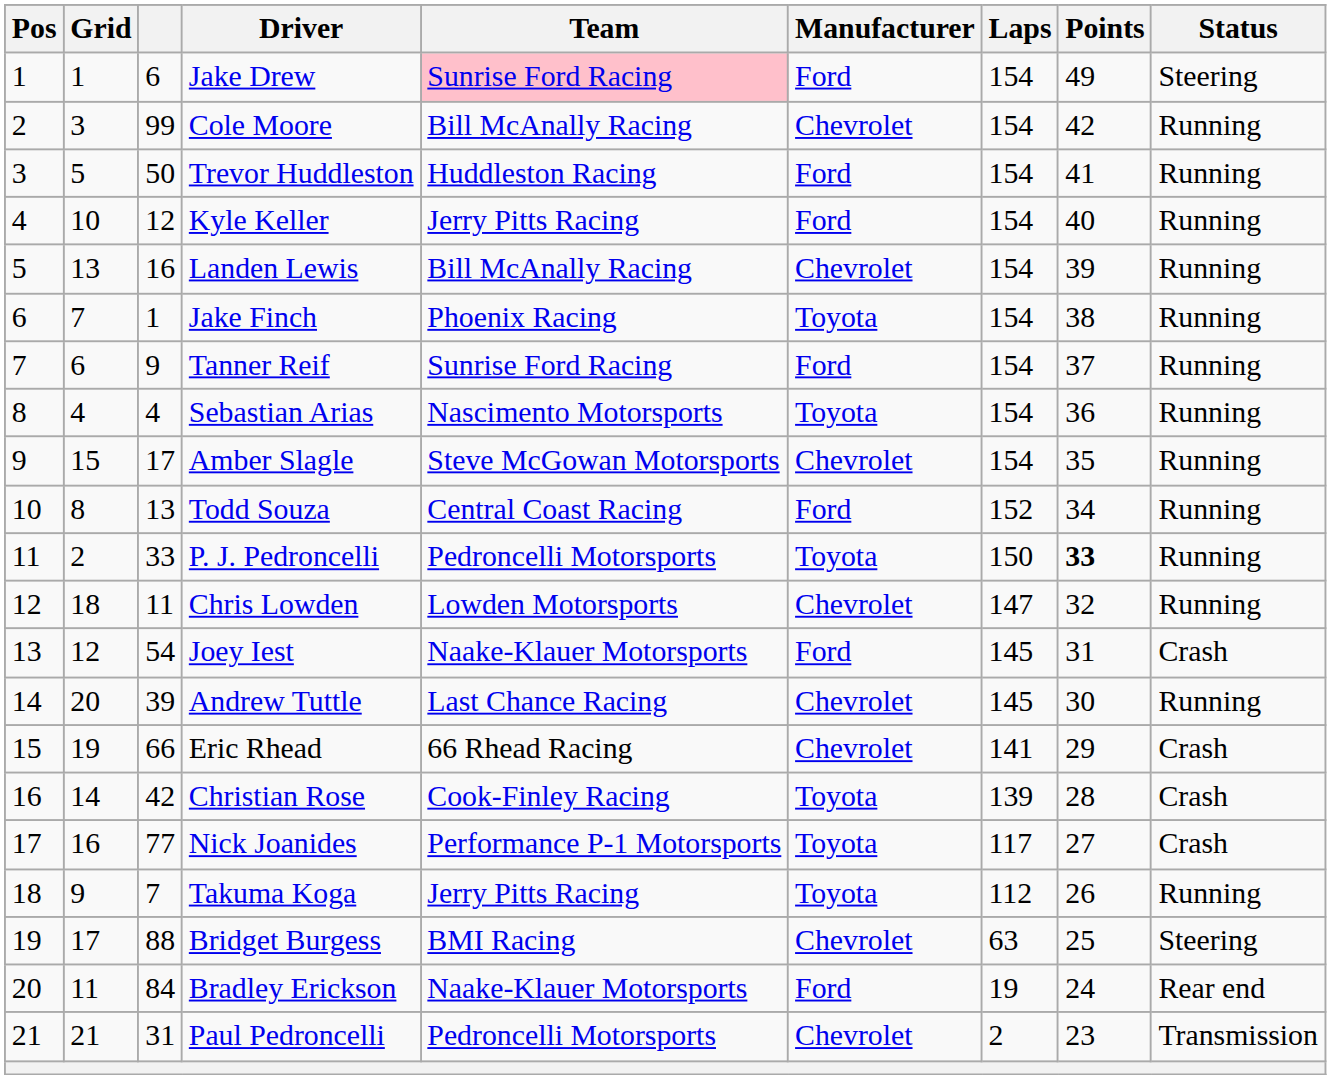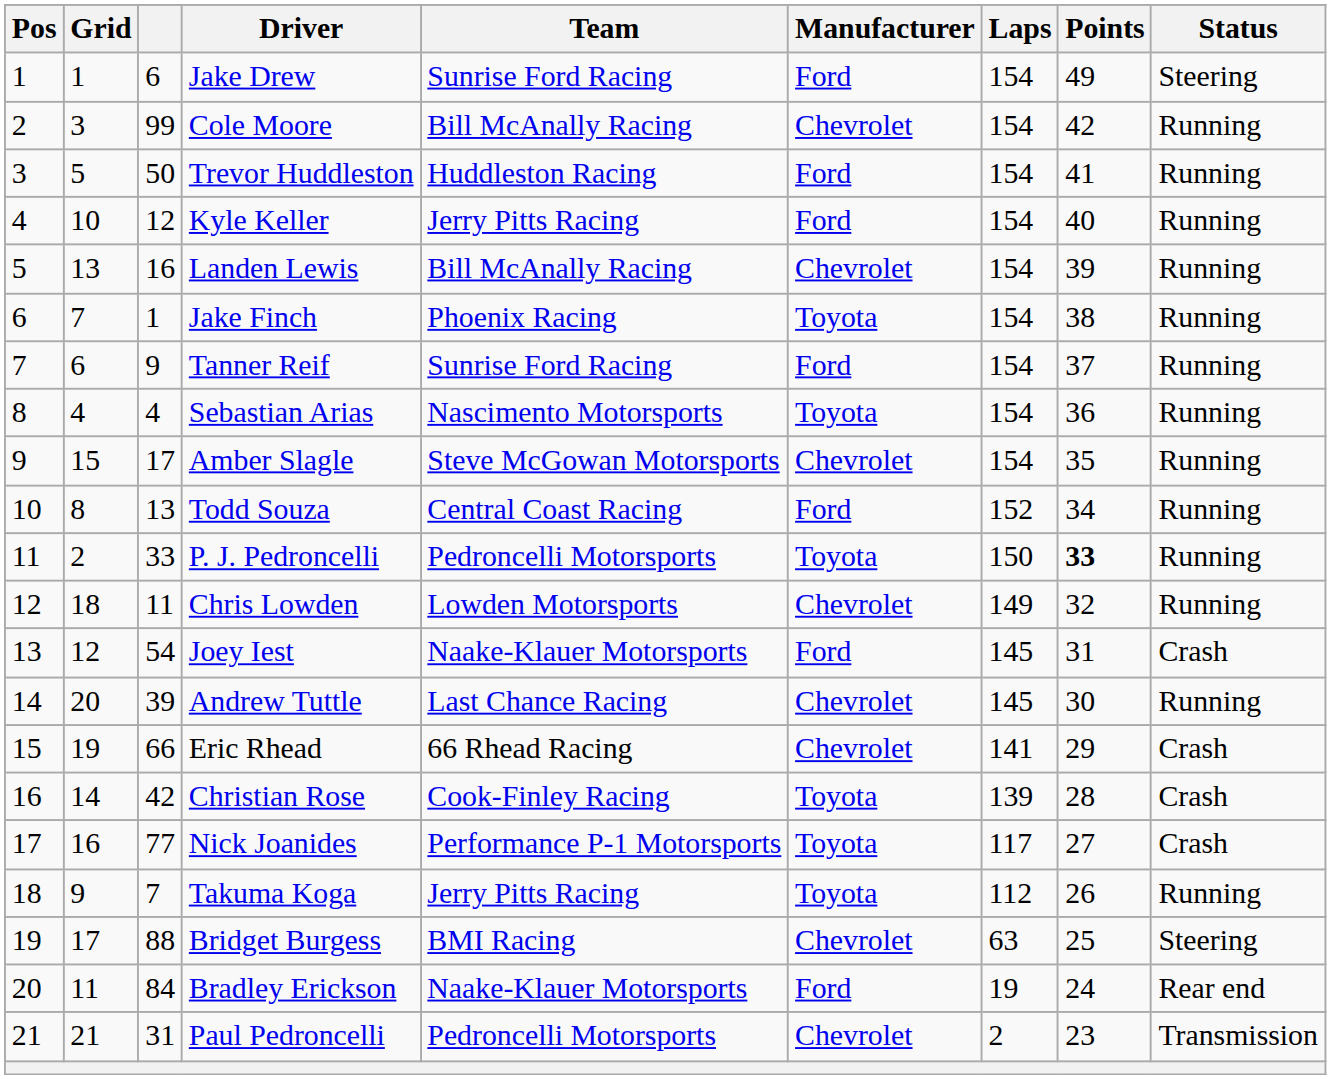(550, 76) pink background -> (550, 76) no background
(1011, 603) 147 -> (1011, 603) 149
